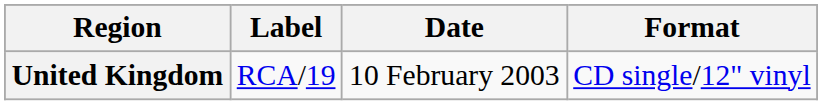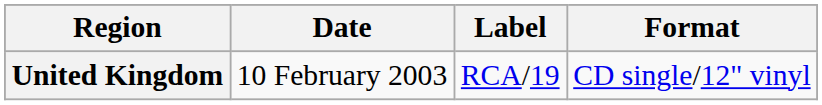columns swapped: (454, 27) <-> (286, 27)
